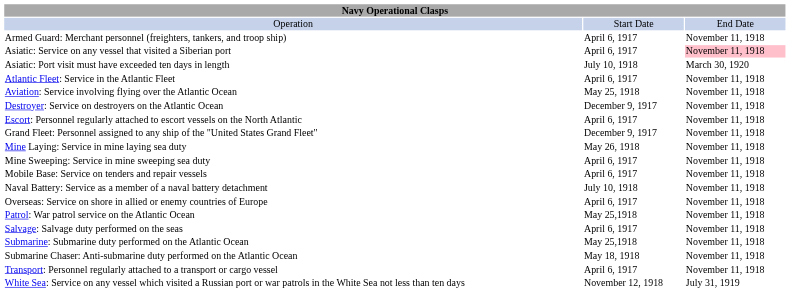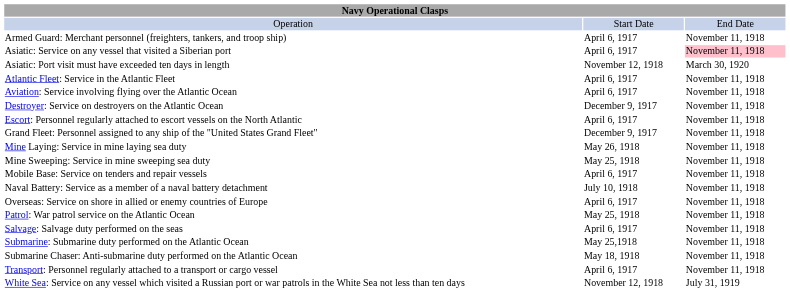(611, 65) July 10, 1918 -> (624, 65) November 12, 1918
(612, 92) May 25, 1918 -> (611, 92) April 6, 1917
(611, 160) April 6, 1917 -> (612, 160) May 25, 1918
(610, 215) May 25,1918 -> (612, 215) May 25, 1918
